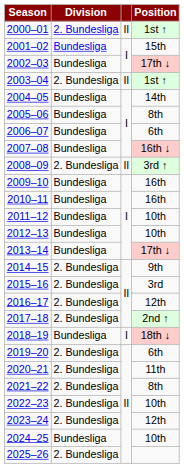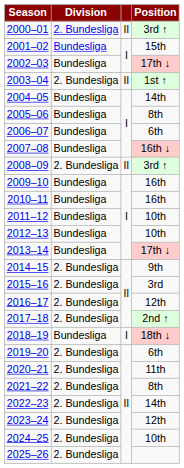(155, 30) 1st ↑ -> (155, 30) 3rd ↑
(155, 404) 10th -> (155, 404) 14th
(80, 438) Bundesliga -> (86, 438) 2. Bundesliga
